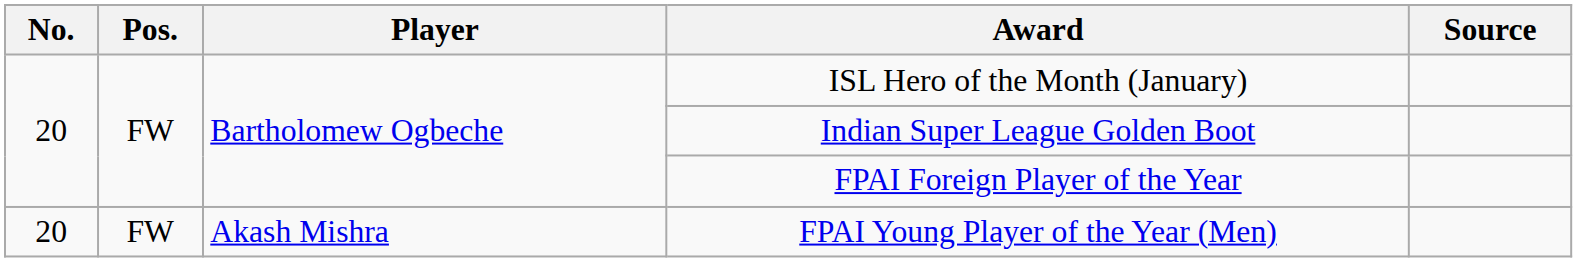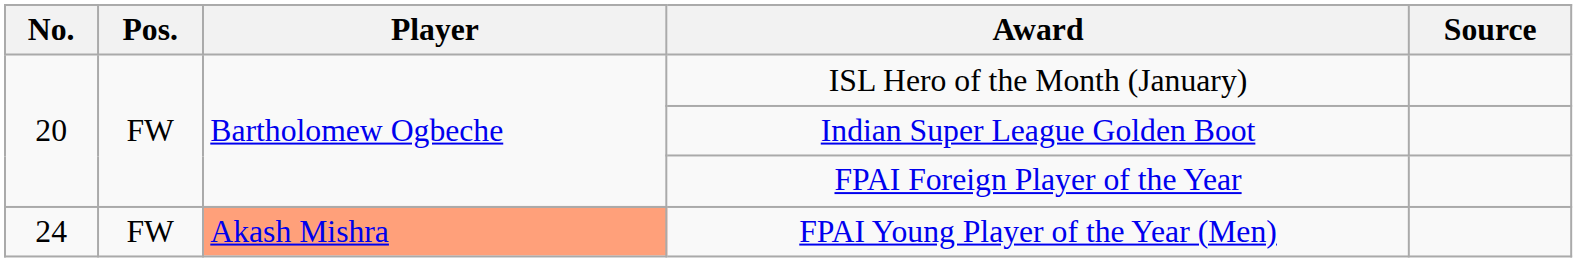(51, 230) 20 -> (51, 230) 24
(300, 230) no background -> (300, 230) lightsalmon background
